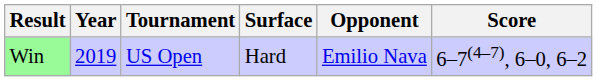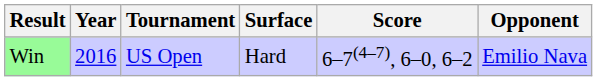columns swapped: (374, 20) <-> (512, 20)
(96, 56) 2019 -> (96, 56) 2016
